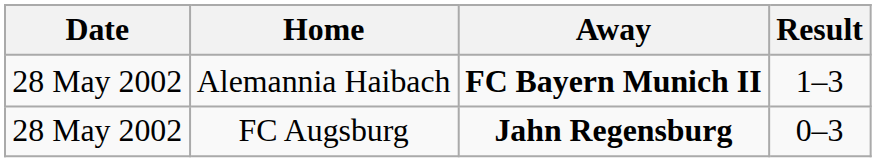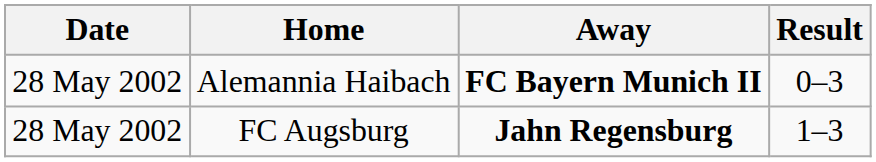(820, 80) 1–3 -> (820, 80) 0–3
(820, 130) 0–3 -> (820, 130) 1–3
